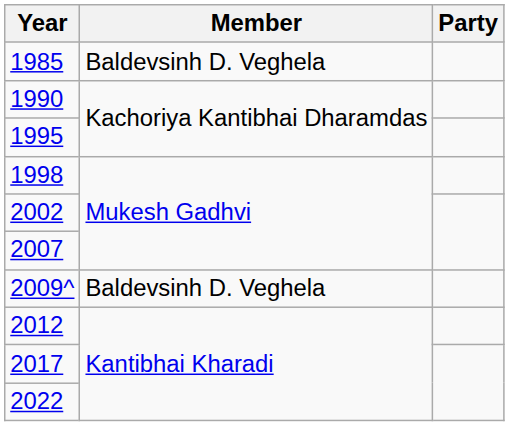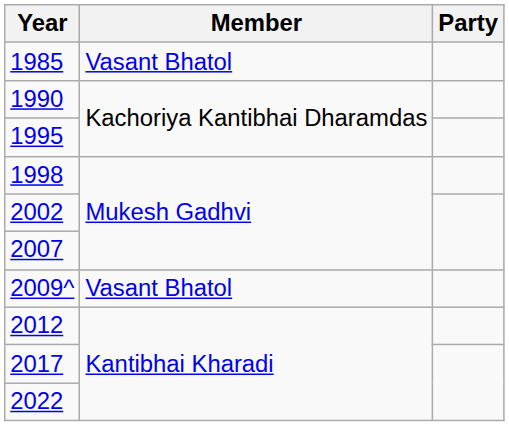(205, 61) Baldevsinh D. Veghela -> (159, 61) Vasant Bhatol
(205, 288) Baldevsinh D. Veghela -> (159, 288) Vasant Bhatol
